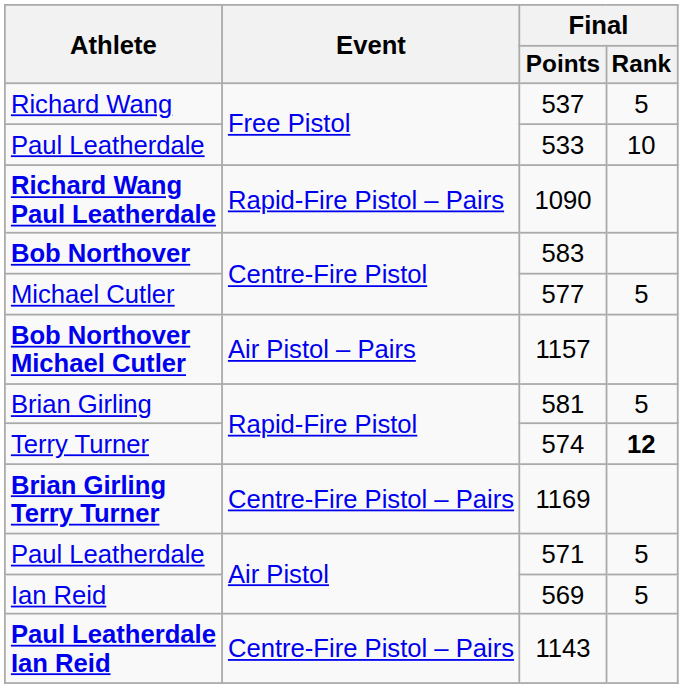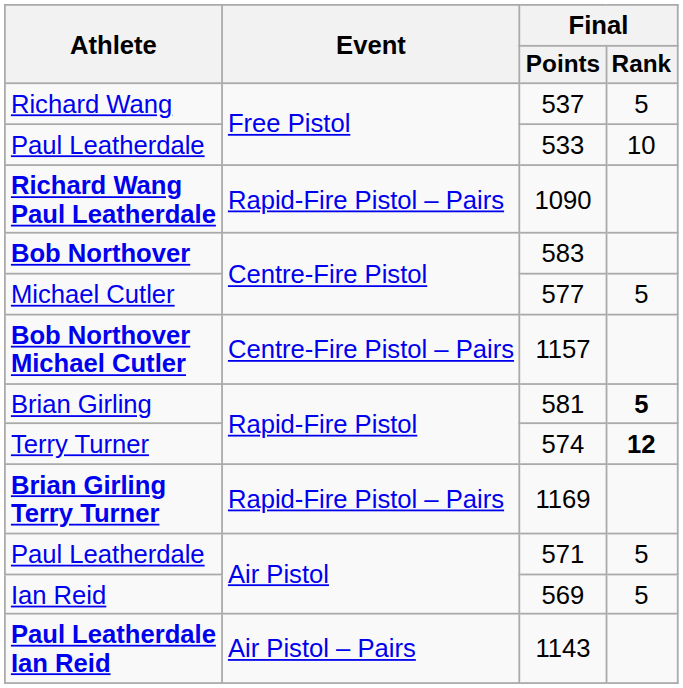(322, 349) Air Pistol – Pairs -> (371, 349) Centre-Fire Pistol – Pairs
(641, 404) normal -> (641, 404) bold
(371, 499) Centre-Fire Pistol – Pairs -> (366, 499) Rapid-Fire Pistol – Pairs
(371, 649) Centre-Fire Pistol – Pairs -> (322, 649) Air Pistol – Pairs
